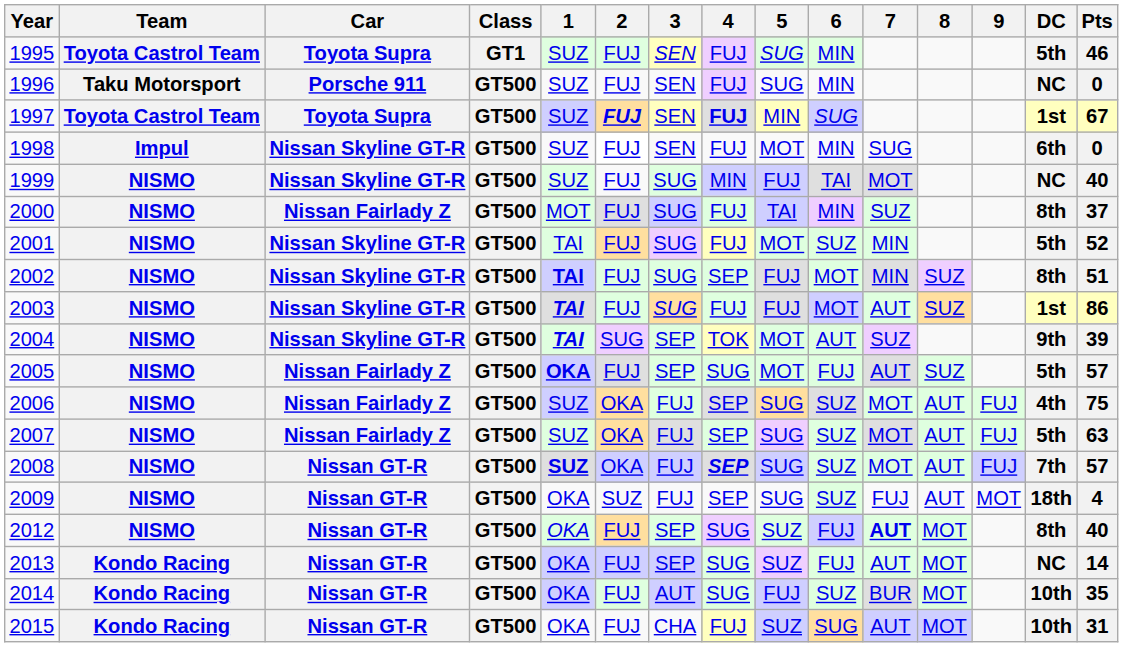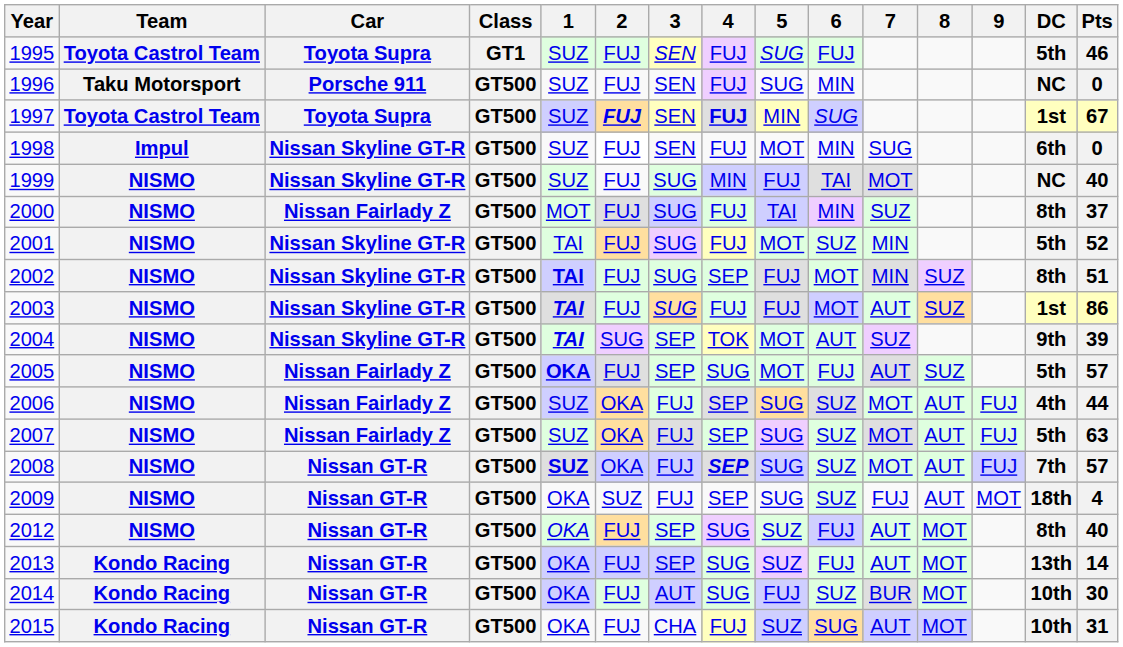(836, 53) MIN -> (836, 53) FUJ
(1097, 403) 75 -> (1097, 403) 44
(890, 531) bold -> (890, 531) normal
(1051, 562) NC -> (1051, 562) 13th
(1097, 594) 35 -> (1097, 594) 30
